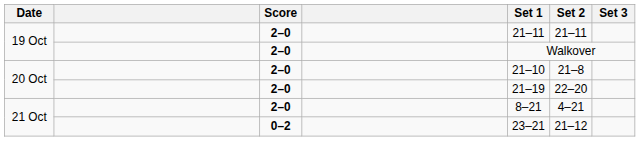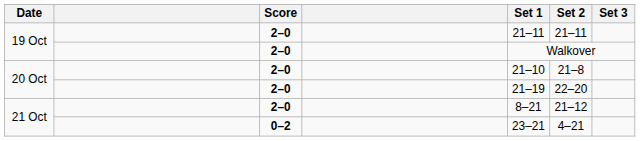(571, 107) 4–21 -> (571, 107) 21–12
(571, 126) 21–12 -> (571, 126) 4–21
